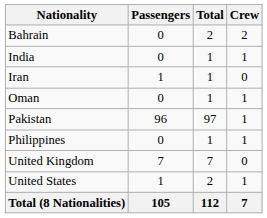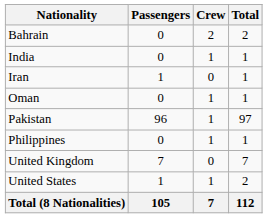columns swapped: (244, 14) <-> (210, 14)
